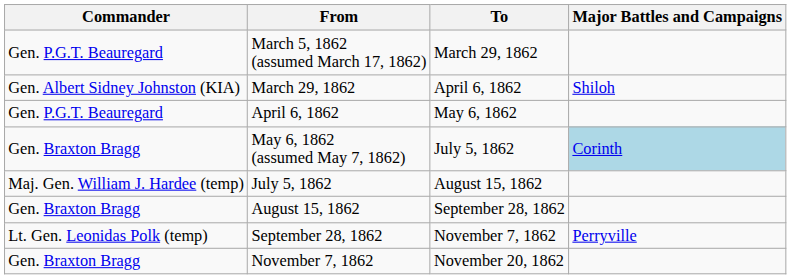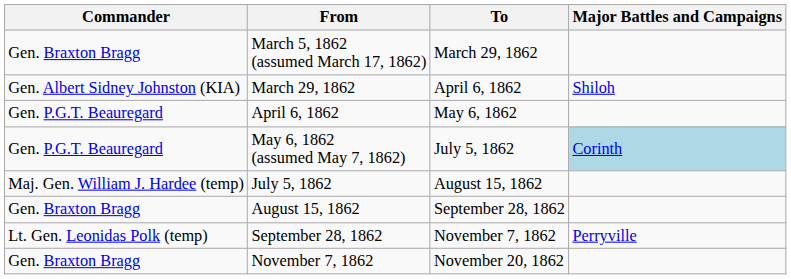(86, 52) Gen. P.G.T. Beauregard -> (74, 52) Gen. Braxton Bragg
(74, 148) Gen. Braxton Bragg -> (86, 148) Gen. P.G.T. Beauregard
